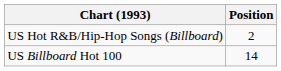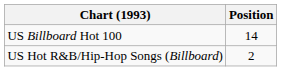rows swapped: (65, 55) <-> (115, 35)
